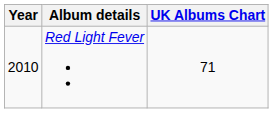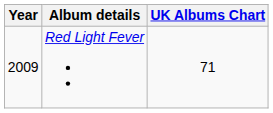(23, 67) 2010 -> (23, 67) 2009
